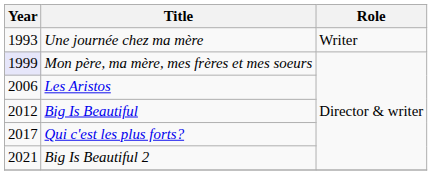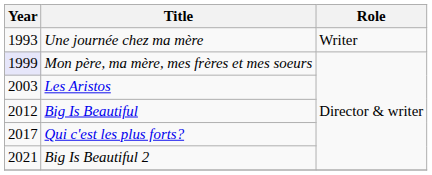(23, 87) 2006 -> (23, 87) 2003
